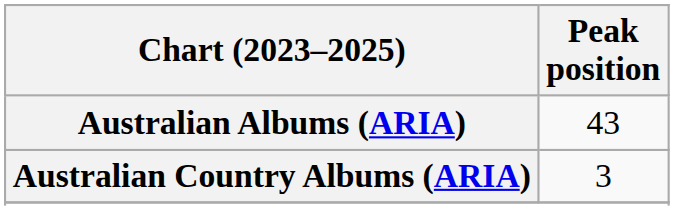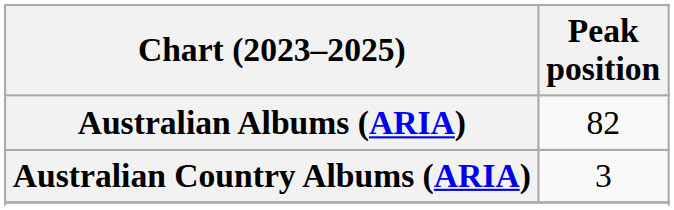(603, 122) 43 -> (603, 122) 82
